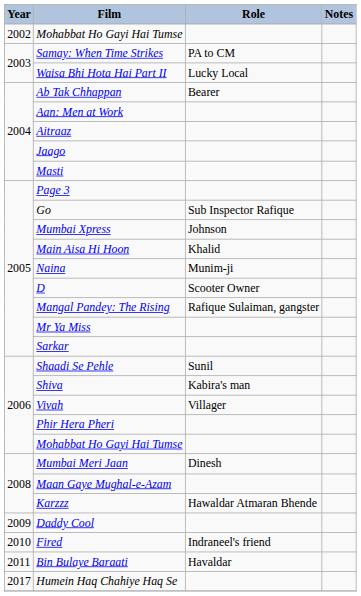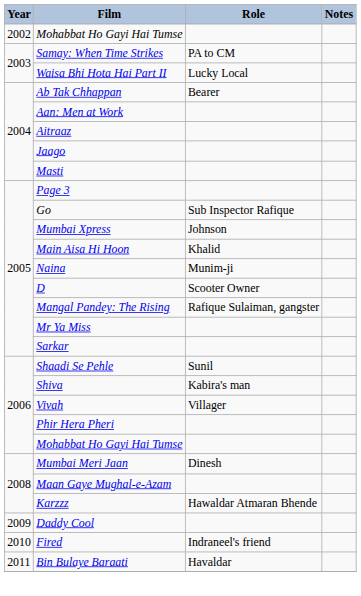- row: (19, 581)
